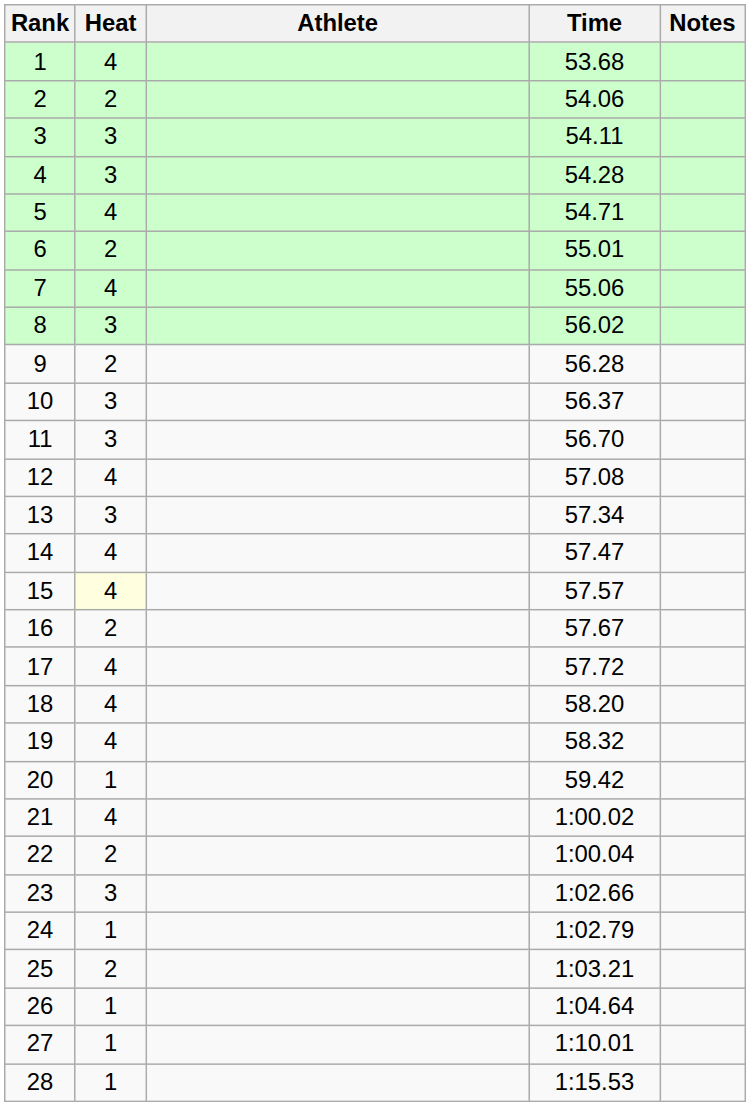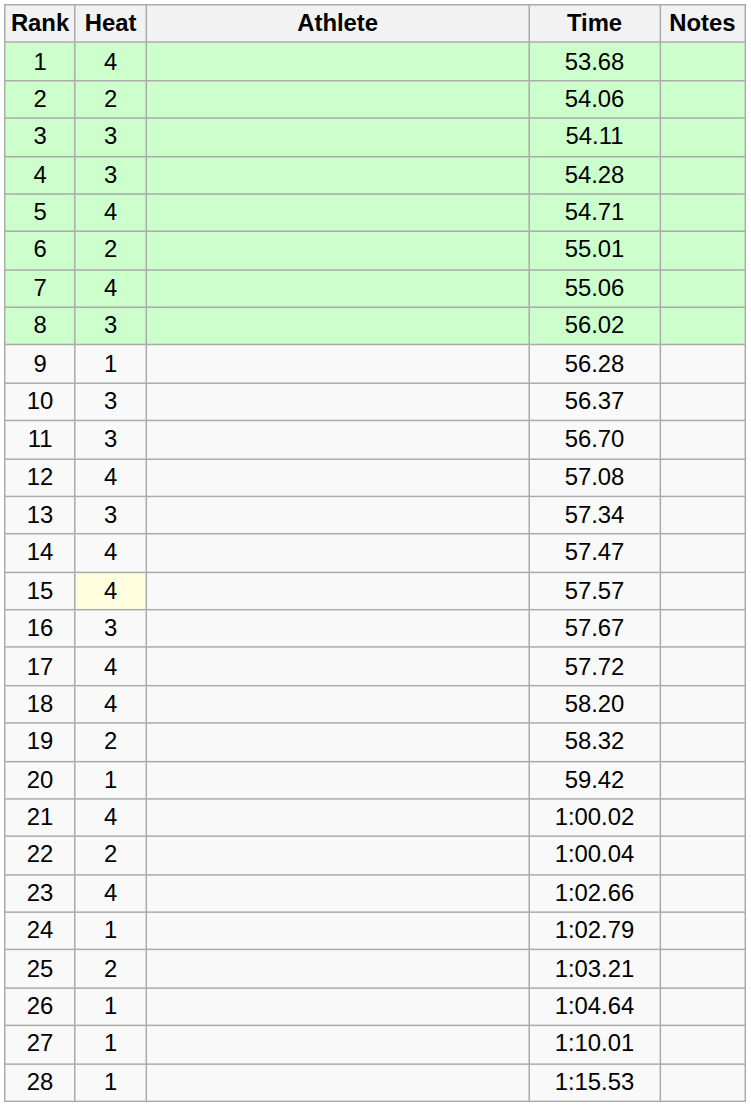(111, 363) 2 -> (111, 363) 1
(111, 628) 2 -> (111, 628) 3
(111, 741) 4 -> (111, 741) 2
(111, 893) 3 -> (111, 893) 4
